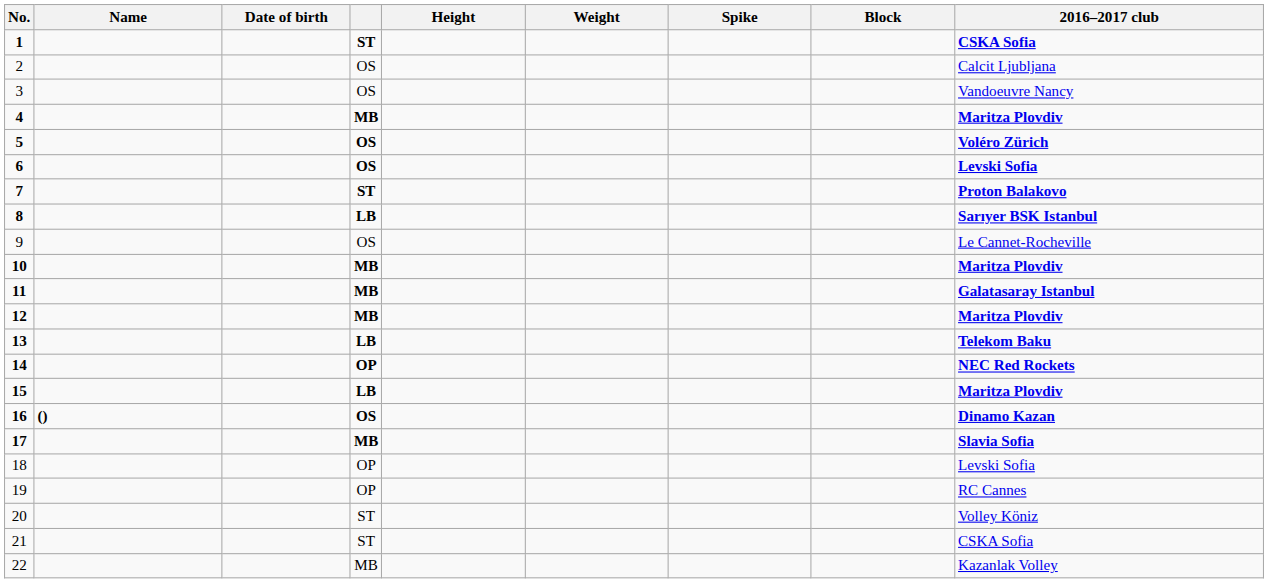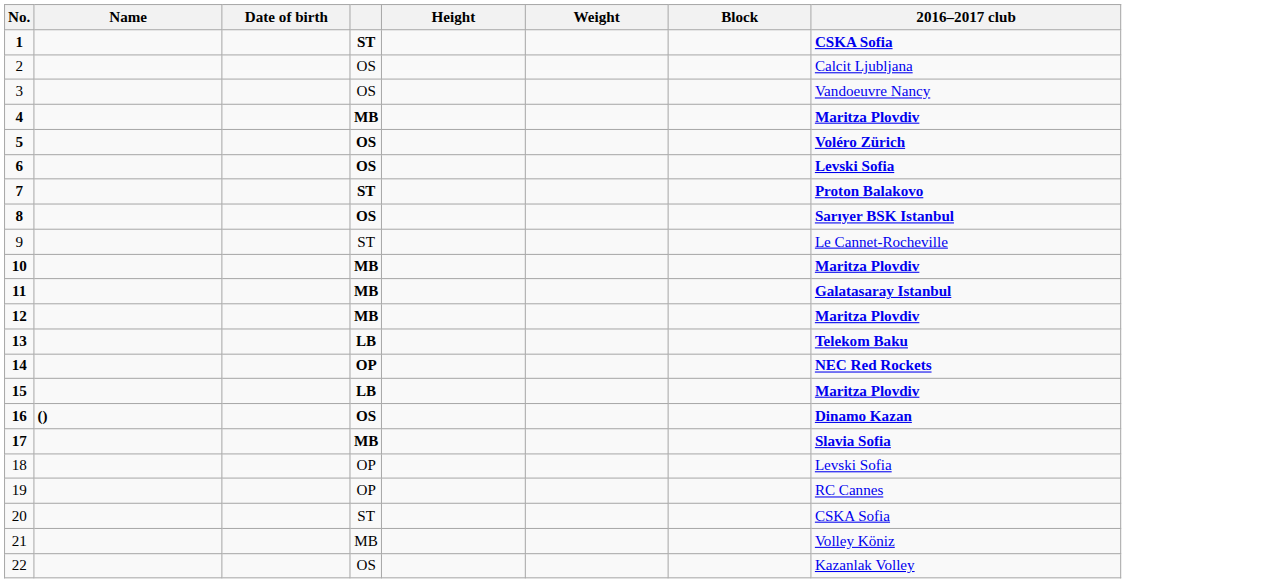- column: (740, 17)
(366, 216) LB -> (366, 216) OS
(366, 241) OS -> (366, 241) ST
(998, 516) Volley Köniz -> (852, 516) CSKA Sofia
(366, 541) ST -> (366, 541) MB
(996, 541) CSKA Sofia -> (855, 541) Volley Köniz
(366, 565) MB -> (366, 565) OS
